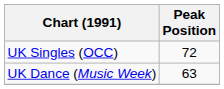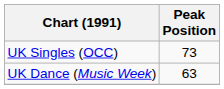(189, 52) 72 -> (189, 52) 73
